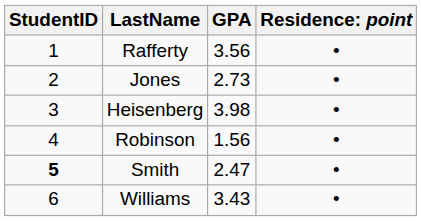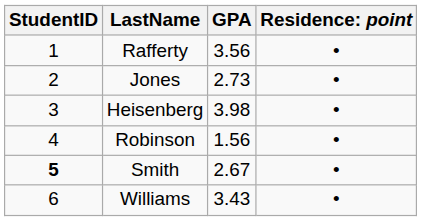(232, 170) 2.47 -> (232, 170) 2.67
